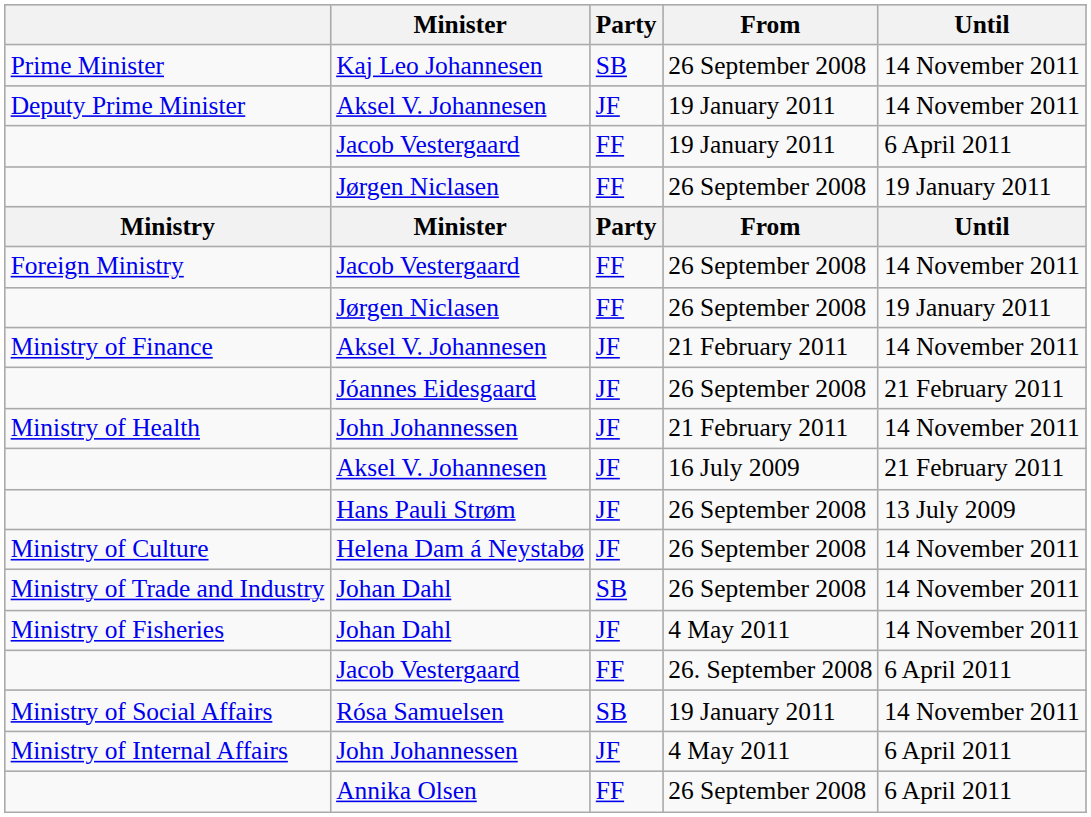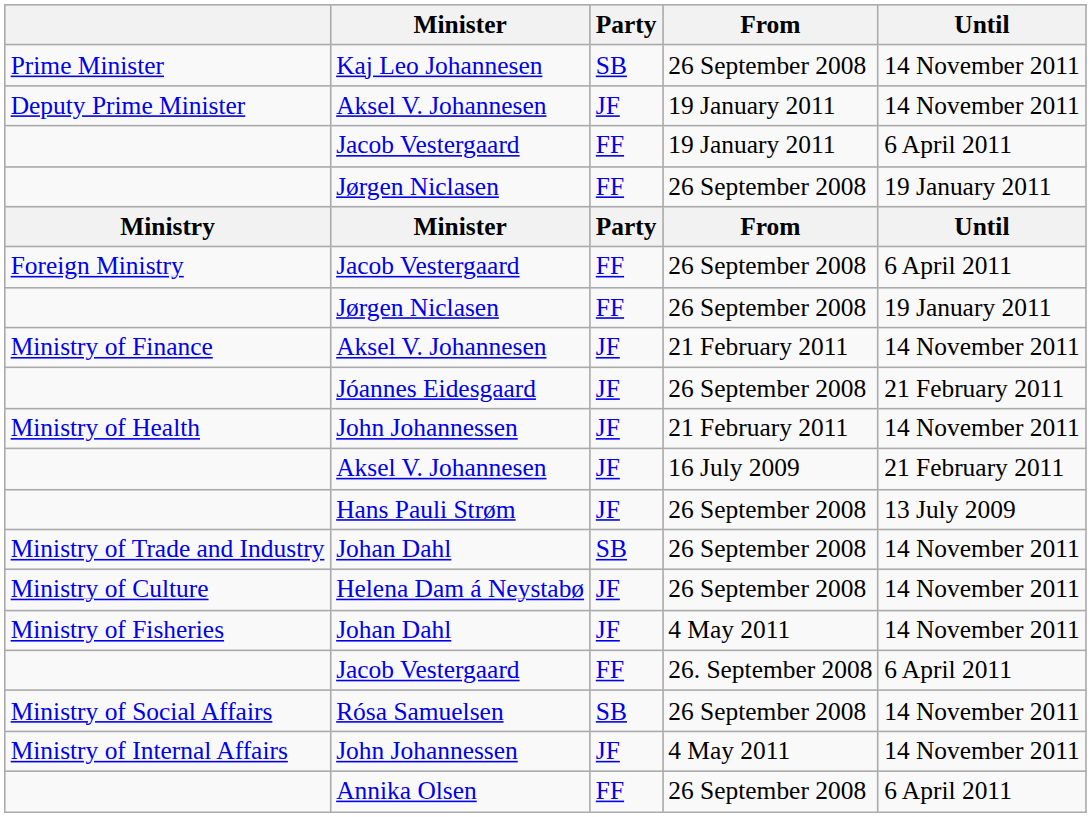(982, 266) 14 November 2011 -> (948, 266) 6 April 2011
rows swapped: (110, 549) <-> (168, 589)
(752, 710) 19 January 2011 -> (767, 710) 26 September 2008
(948, 750) 6 April 2011 -> (982, 750) 14 November 2011
